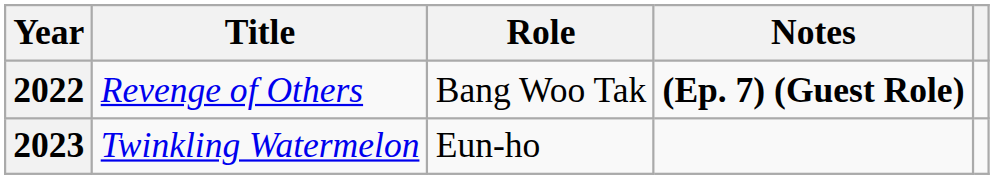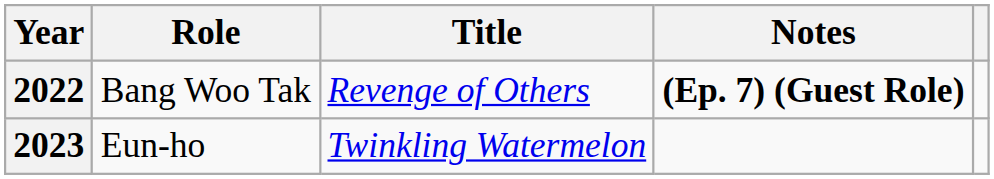columns swapped: (260, 32) <-> (541, 32)
